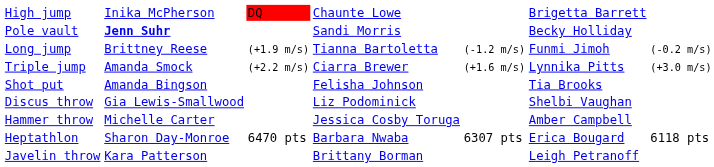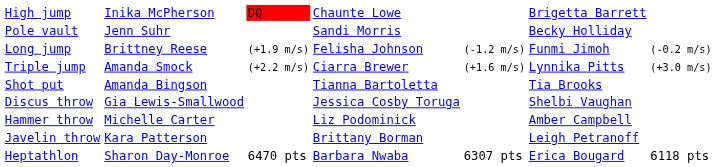(137, 31) bold -> (137, 31) normal
(375, 49) Tianna Bartoletta -> (368, 49) Felisha Johnson
(368, 84) Felisha Johnson -> (375, 84) Tianna Bartoletta
(364, 102) Liz Podominick -> (386, 102) Jessica Cosby Toruga
(386, 120) Jessica Cosby Toruga -> (364, 120) Liz Podominick
rows swapped: (53, 156) <-> (42, 138)
